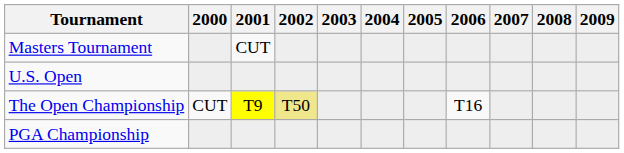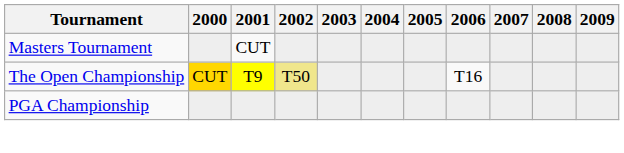- row: (45, 76)
(210, 105) no background -> (210, 76) gold background
